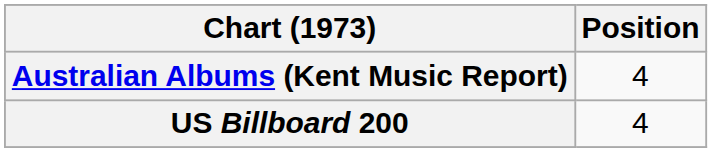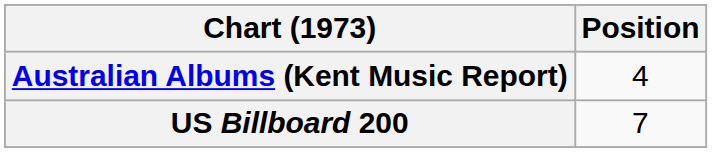(640, 123) 4 -> (640, 123) 7
